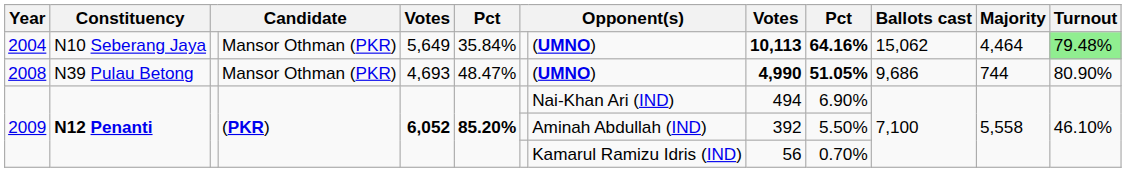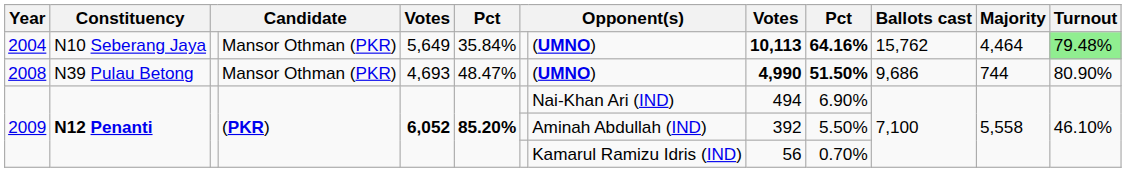(902, 45) 15,062 -> (902, 45) 15,762
(839, 73) 51.05% -> (839, 73) 51.50%
